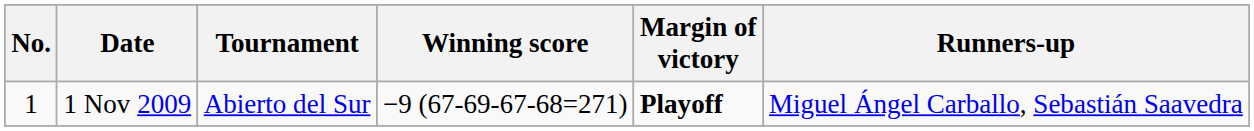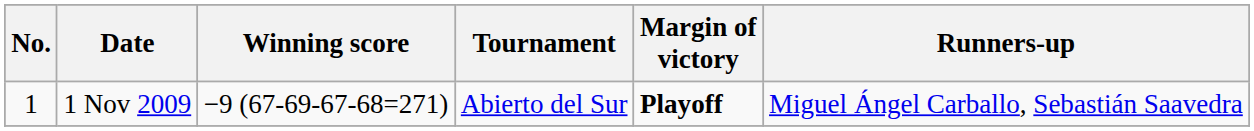columns swapped: (287, 43) <-> (505, 43)
